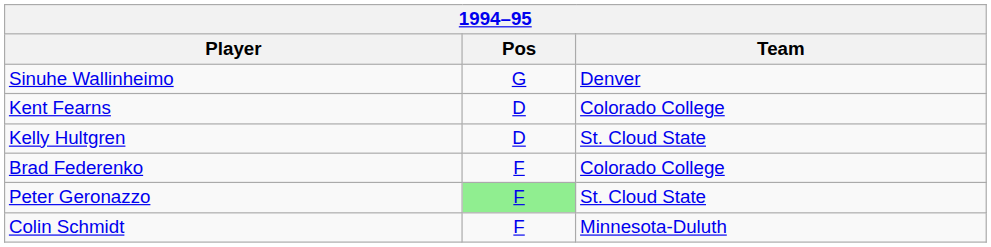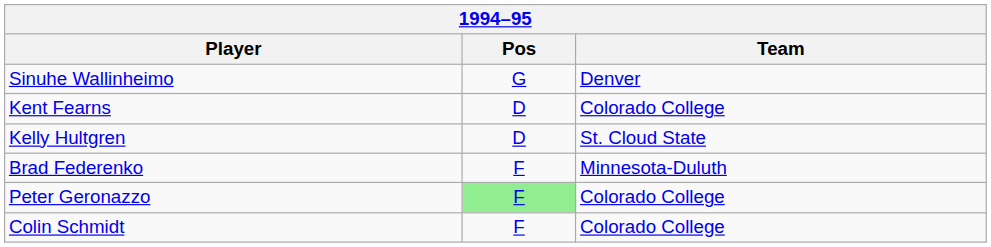(652, 167) Colorado College -> (653, 167) Minnesota-Duluth
(643, 197) St. Cloud State -> (652, 197) Colorado College
(653, 227) Minnesota-Duluth -> (652, 227) Colorado College
